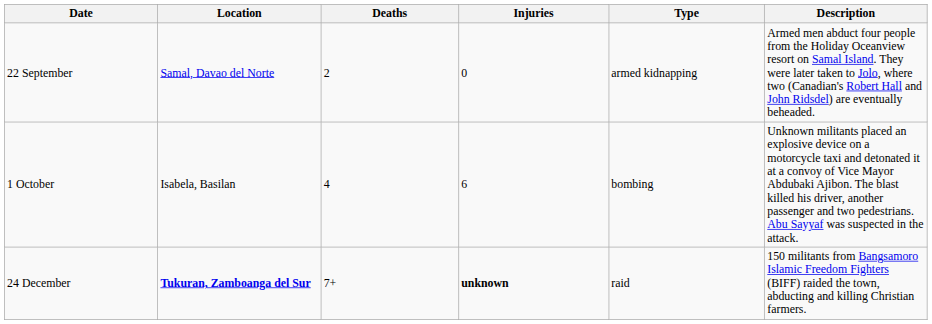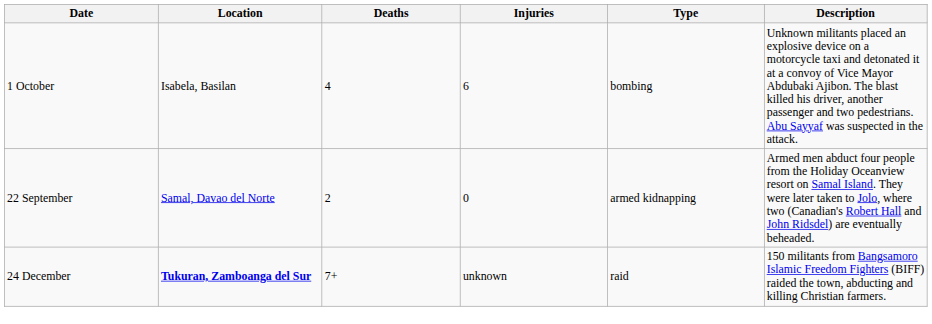rows swapped: (40, 72) <-> (31, 184)
(485, 283) bold -> (485, 276) normal
